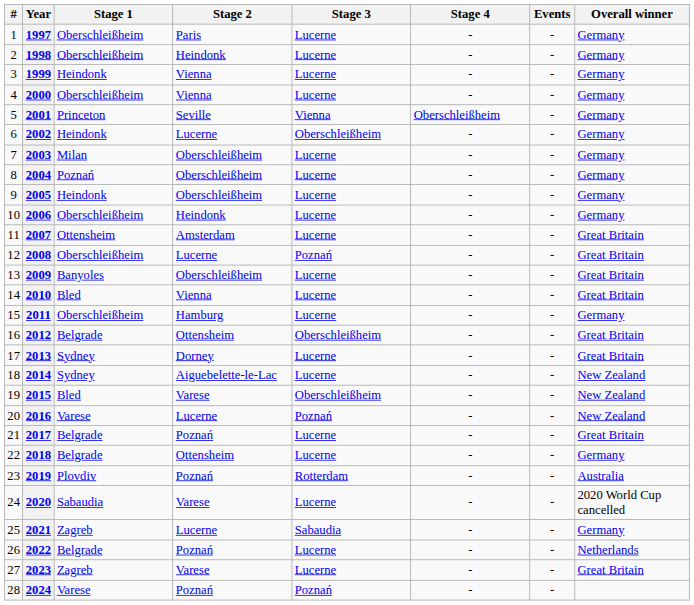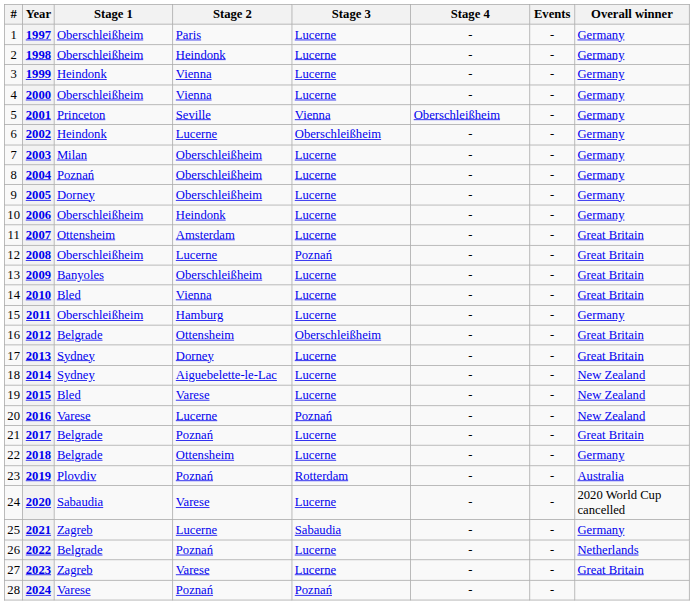(82, 194) Heindonk -> (76, 194) Dorney
(338, 395) Oberschleißheim -> (315, 395) Lucerne
